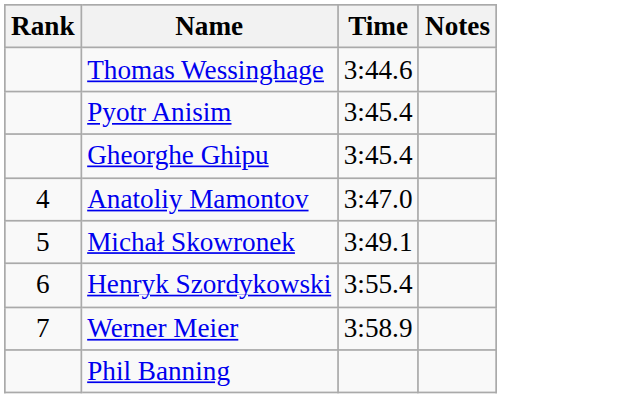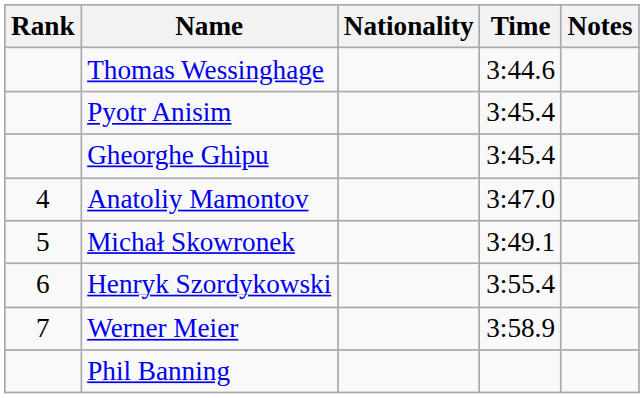+ column: (409, 26)
